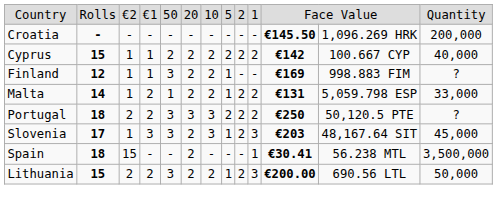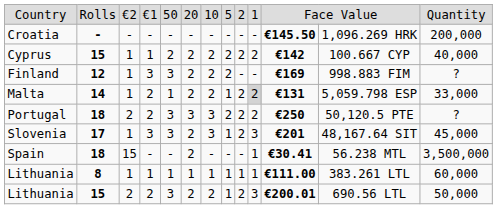(150, 74) 1 -> (150, 74) 3
(228, 74) 1 -> (228, 74) 2
(255, 94) no background -> (255, 94) lightgrey background
(290, 134) €203 -> (290, 134) €201
+ row: (40, 174)
(290, 174) €200.00 -> (290, 194) €200.01
